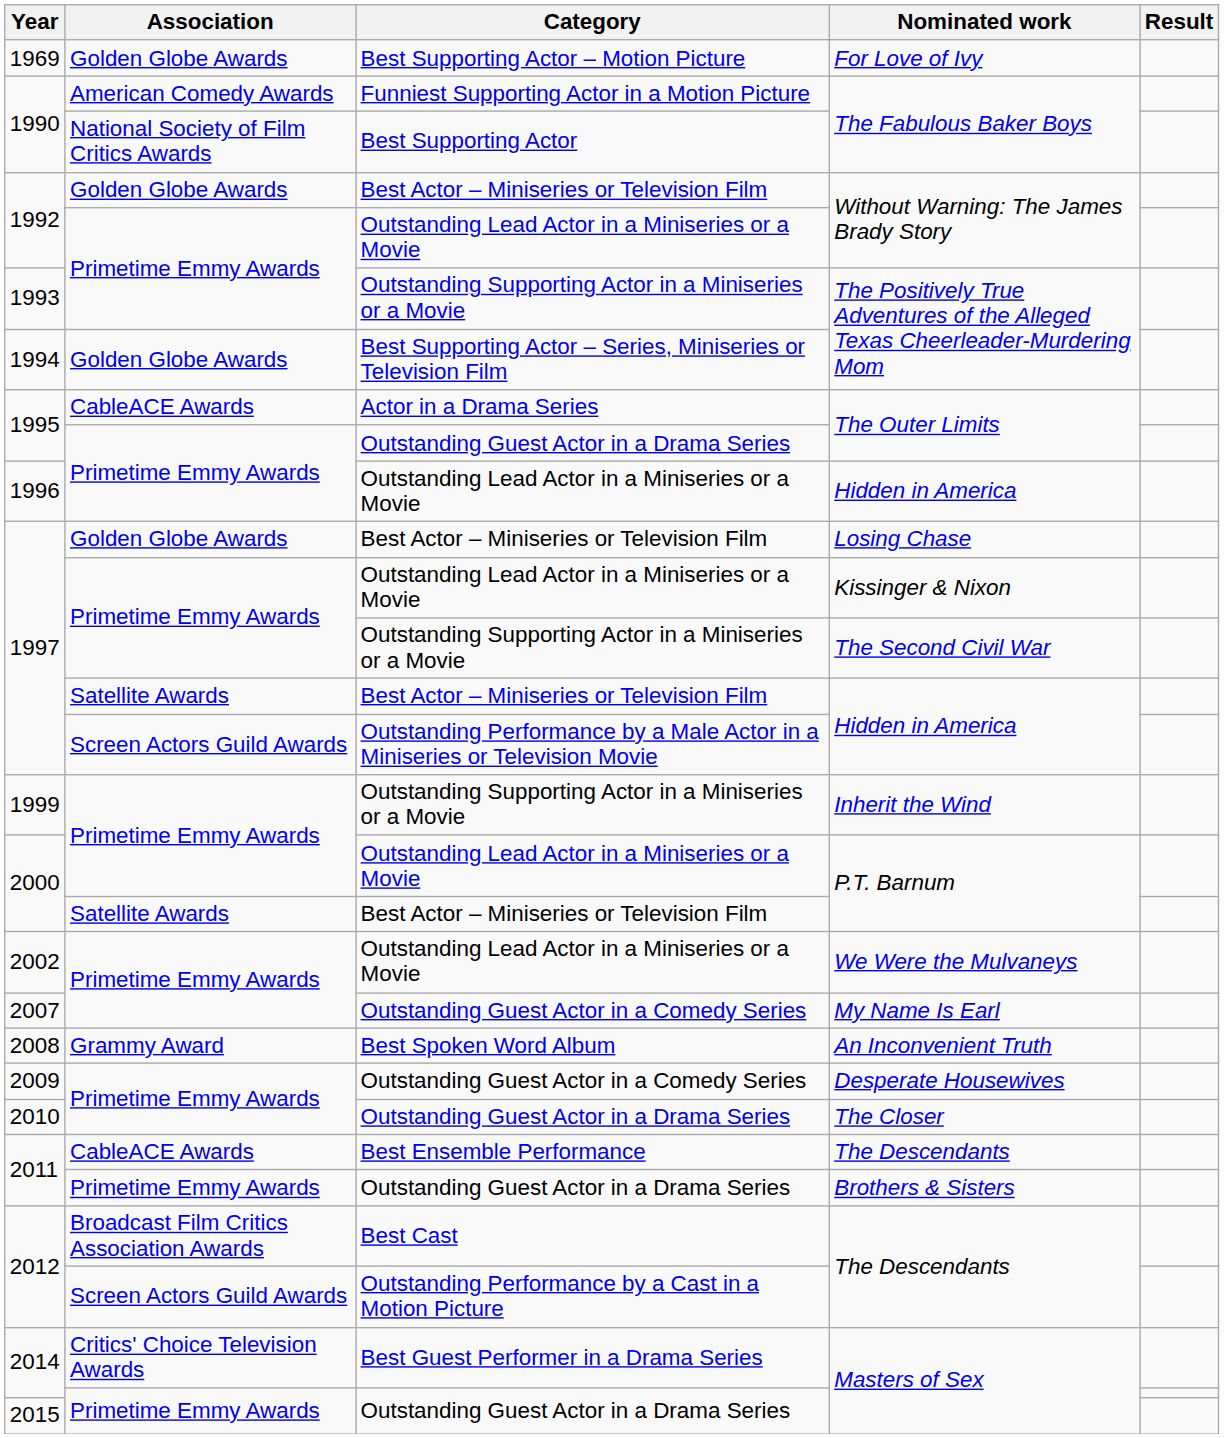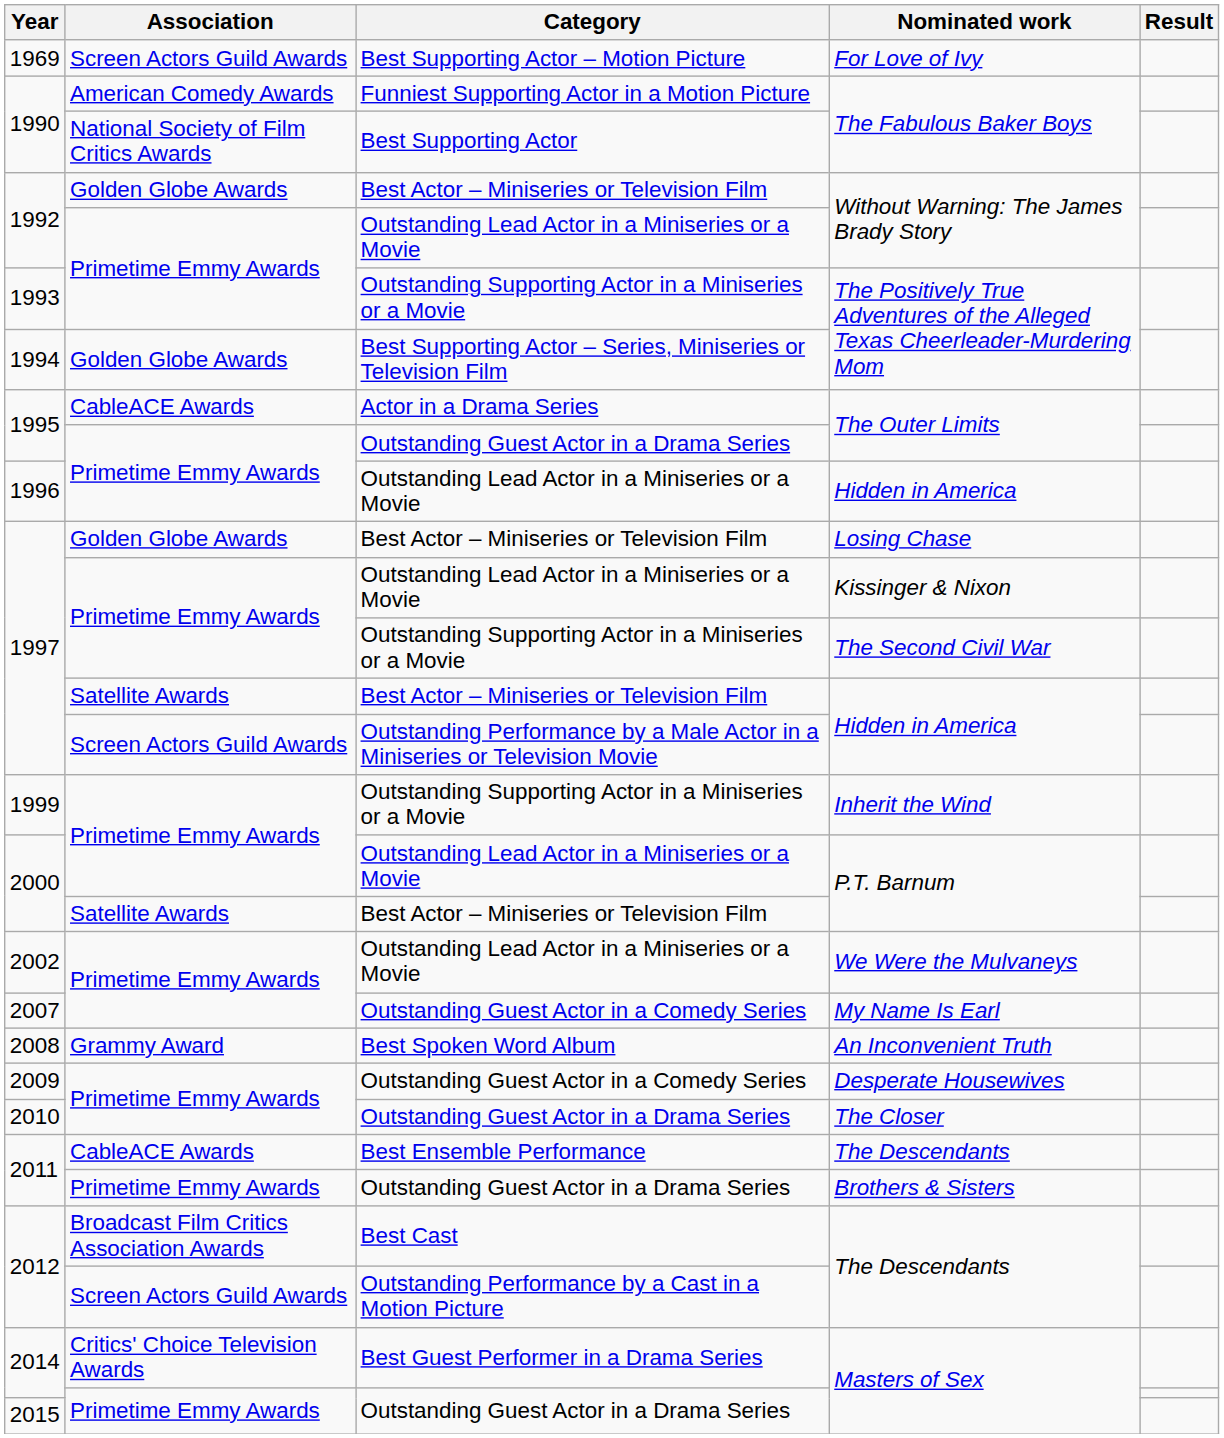(179, 57) Golden Globe Awards -> (209, 57) Screen Actors Guild Awards
